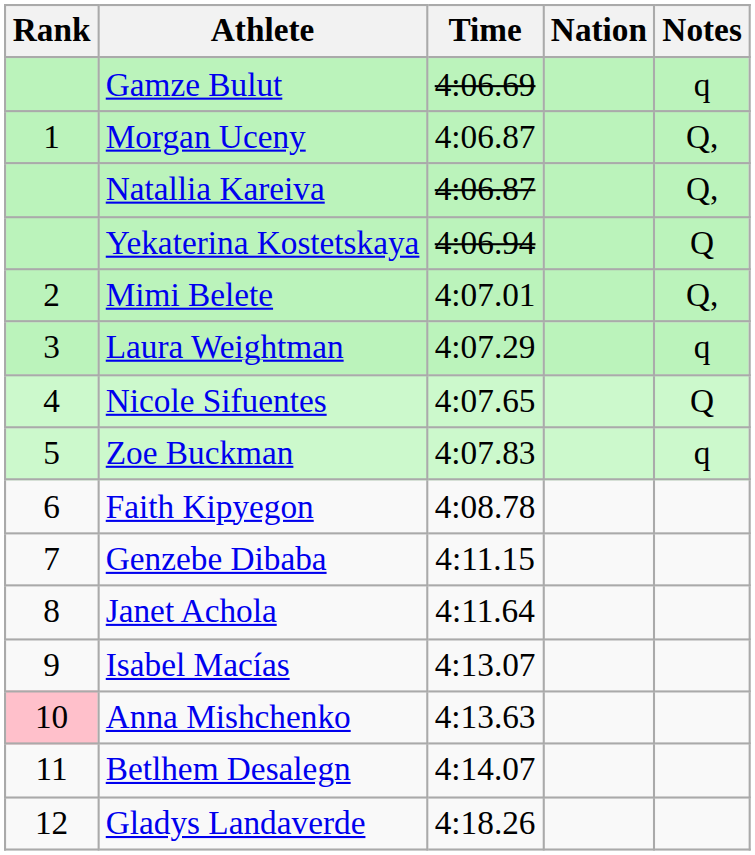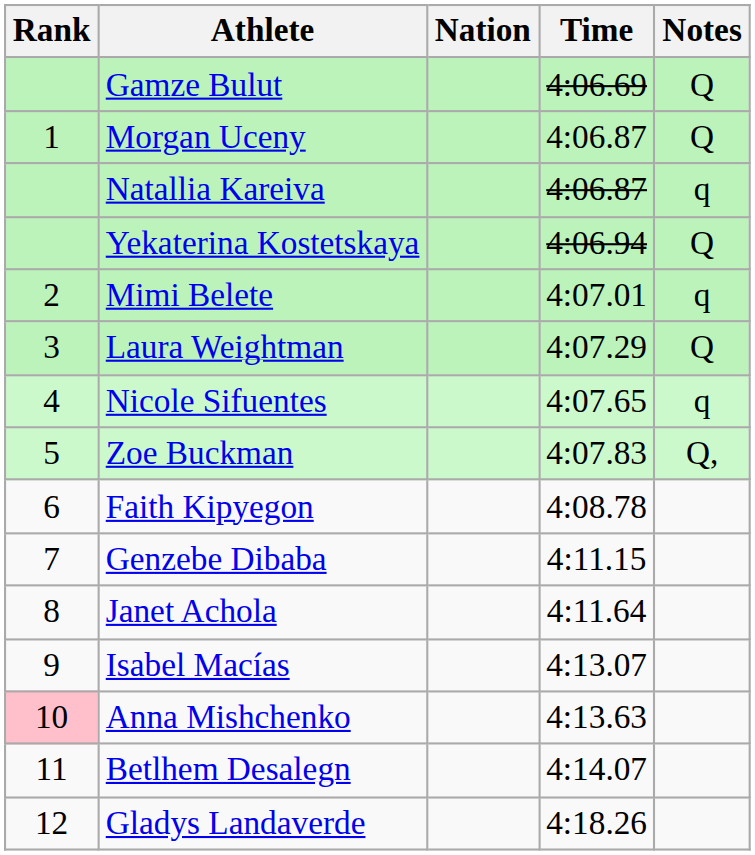columns swapped: (599, 30) <-> (485, 30)
(702, 83) q -> (702, 83) Q
(702, 136) Q, -> (702, 136) Q
(702, 189) Q, -> (702, 189) q
(702, 294) Q, -> (702, 294) q
(702, 347) q -> (702, 347) Q
(702, 400) Q -> (702, 400) q
(702, 453) q -> (702, 453) Q,
